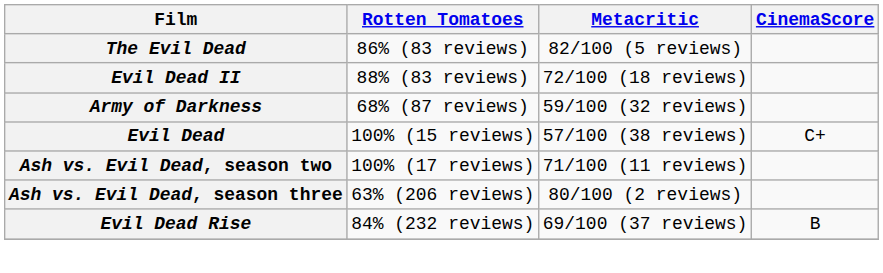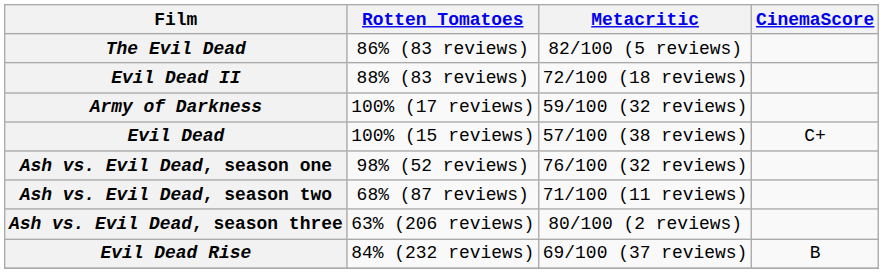(443, 107) 68% (87 reviews) -> (443, 107) 100% (17 reviews)
+ row: (176, 166)
(443, 166) 100% (17 reviews) -> (443, 195) 68% (87 reviews)
